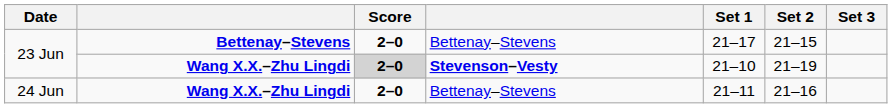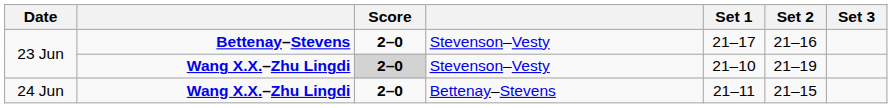(493, 42) Bettenay–Stevens -> (490, 42) Stevenson–Vesty
(795, 42) 21–15 -> (795, 42) 21–16
(494, 66) bold -> (490, 66) normal
(795, 91) 21–16 -> (795, 91) 21–15
